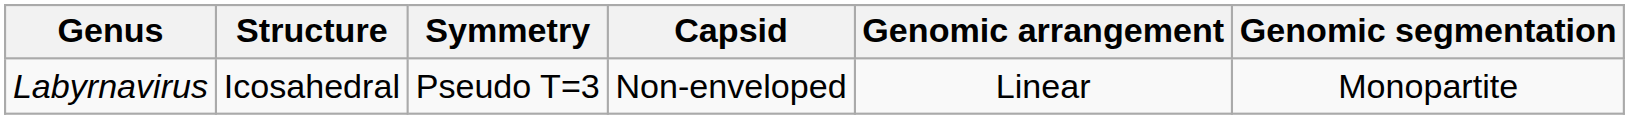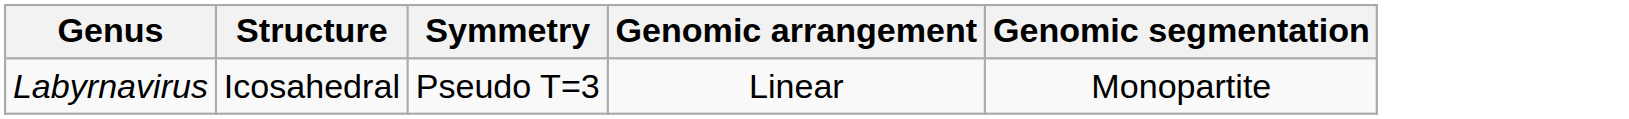- column: (731, 31)
